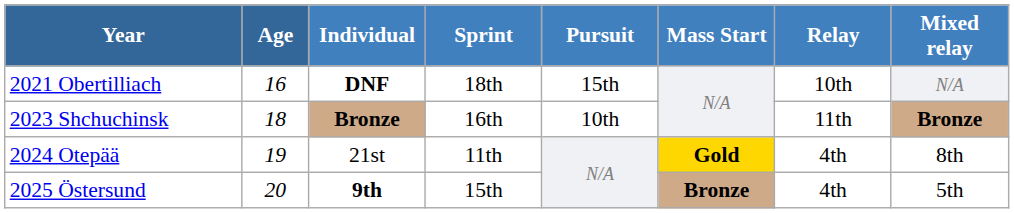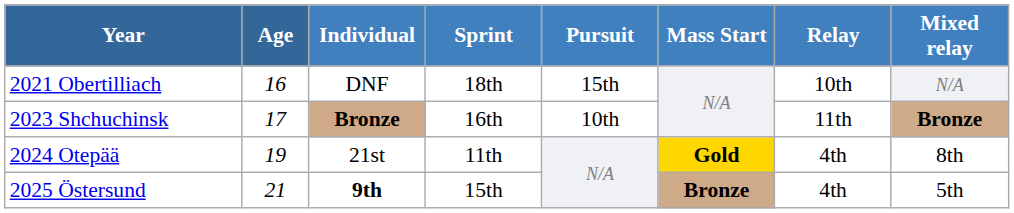(367, 83) bold -> (367, 83) normal
(275, 119) 18 -> (275, 119) 17
(275, 190) 20 -> (275, 190) 21
